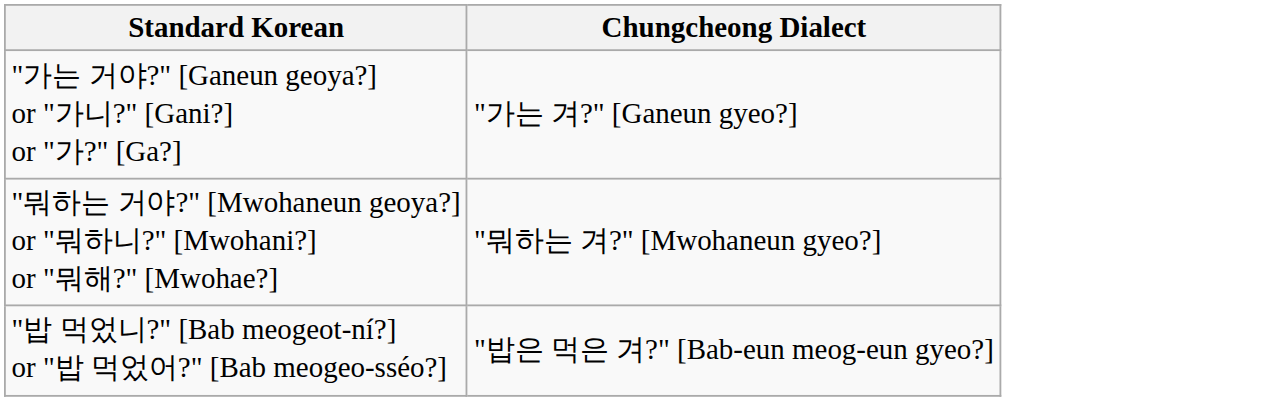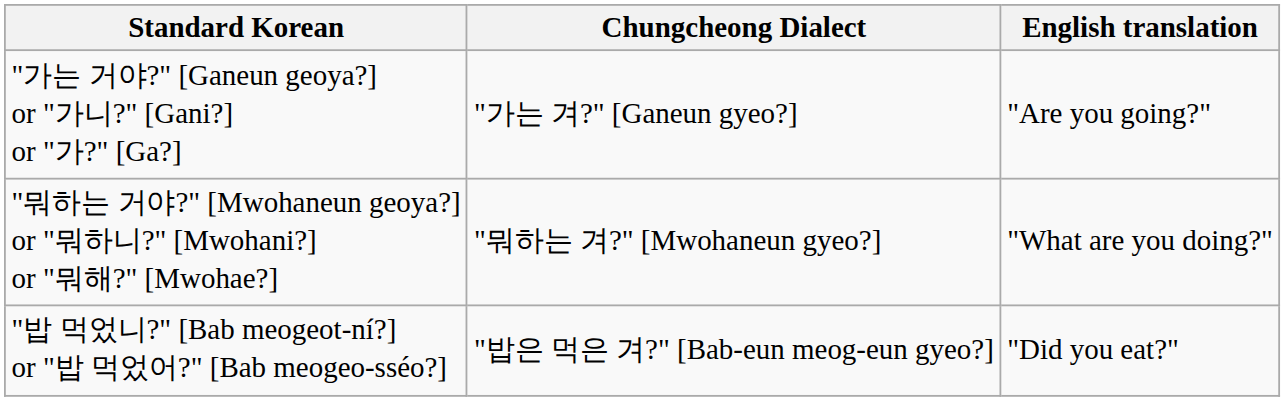+ column: (1140, 27)
